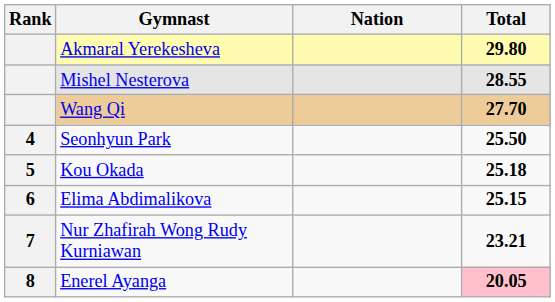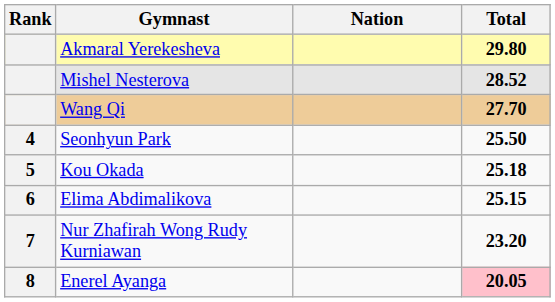(506, 79) 28.55 -> (506, 79) 28.52
(506, 240) 23.21 -> (506, 240) 23.20
